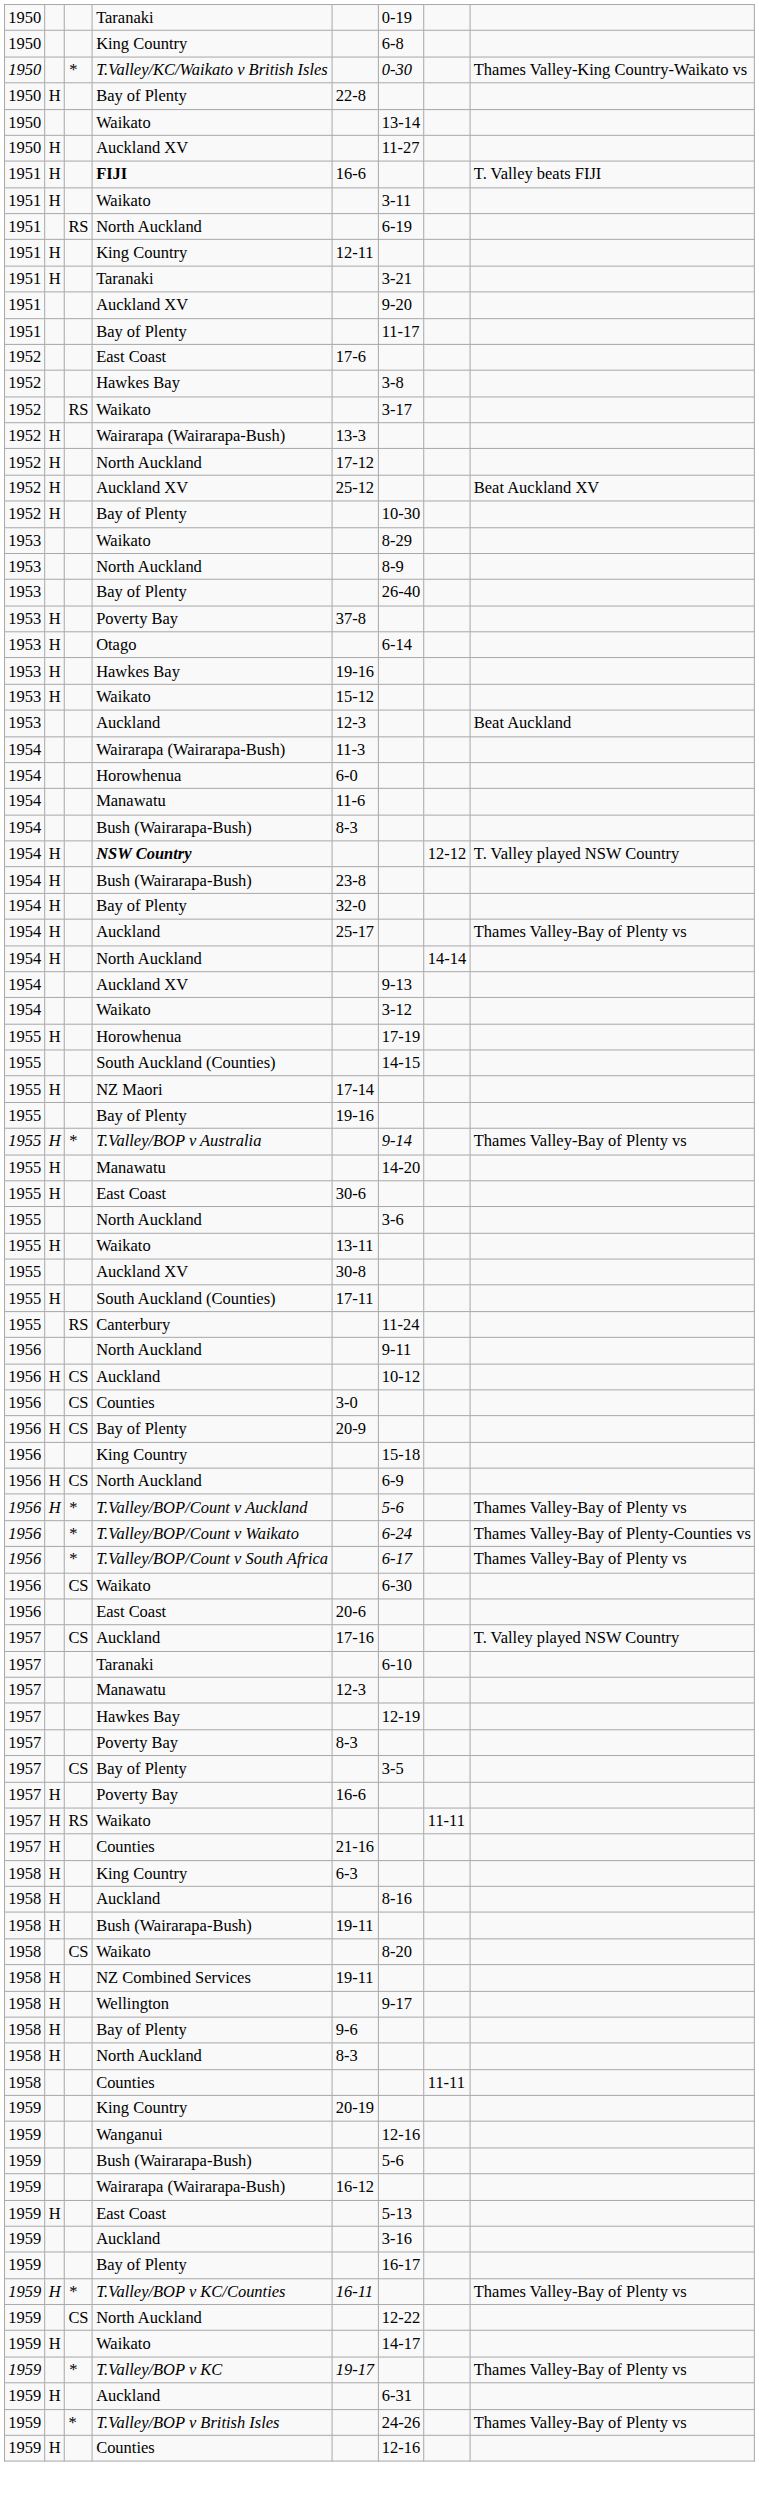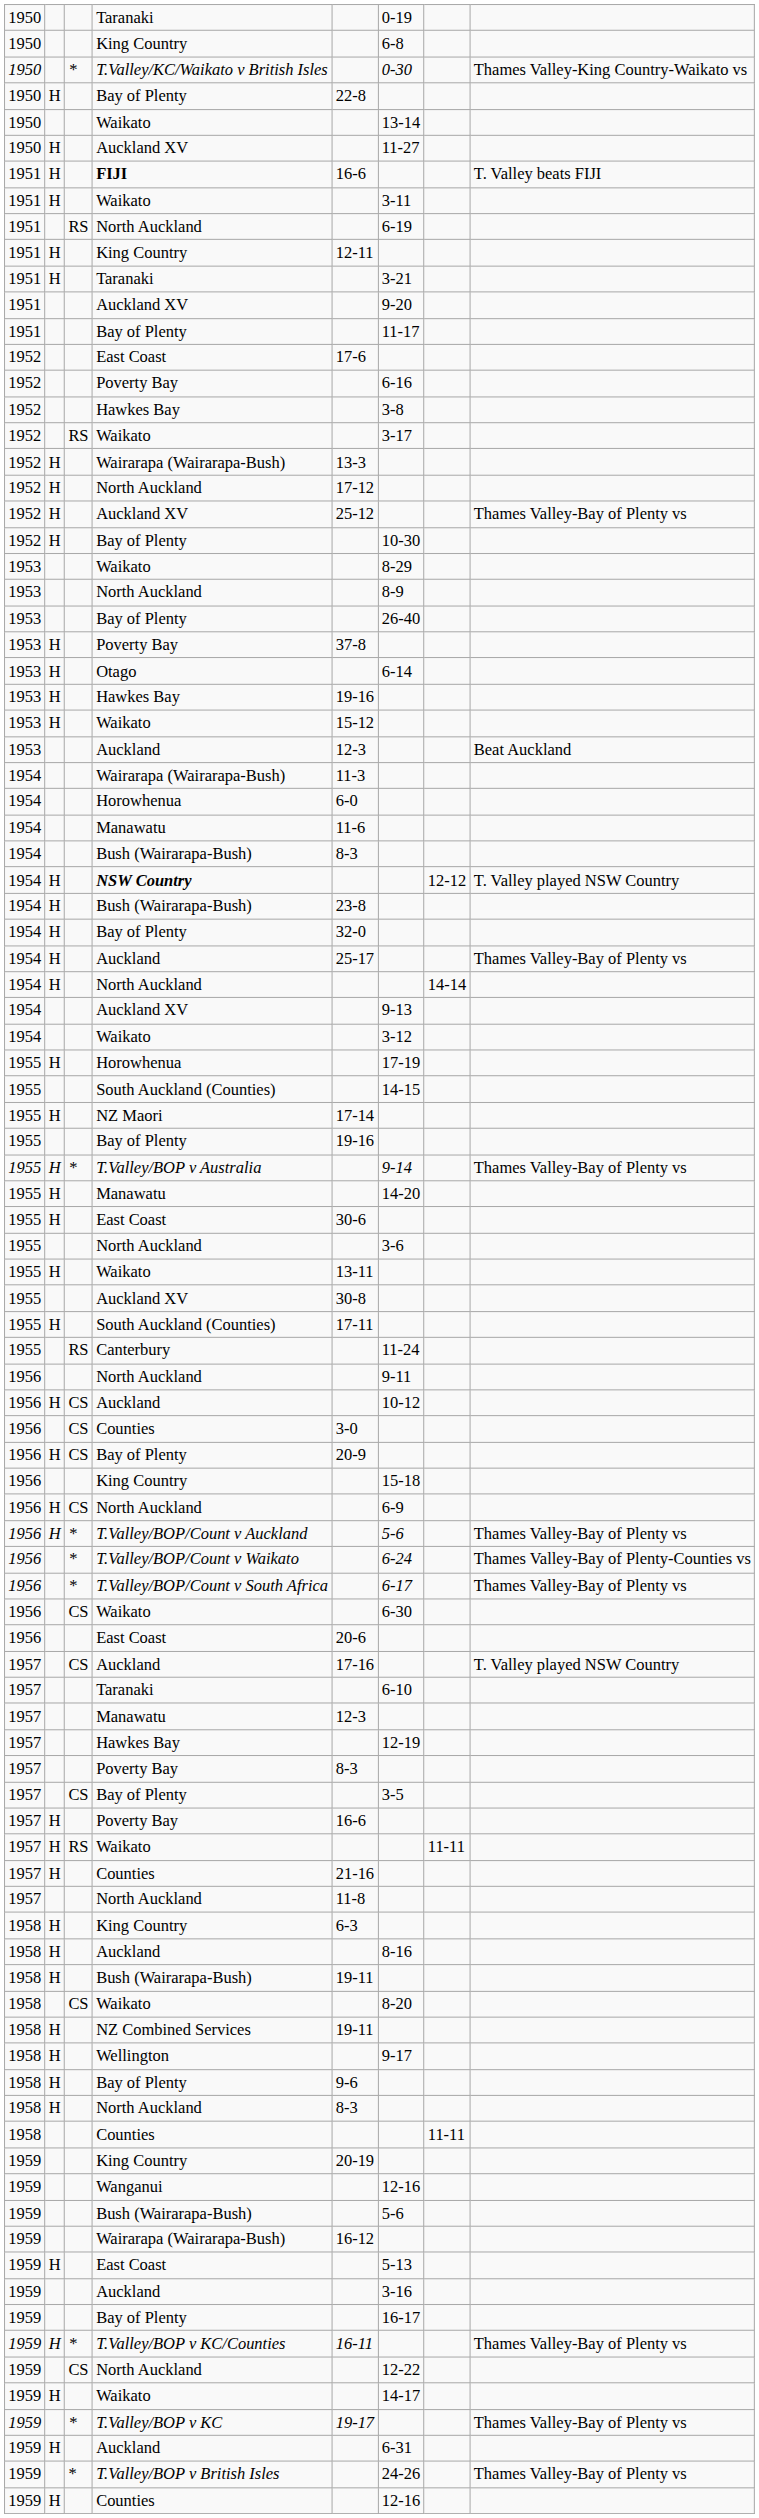+ row: (25, 383)
(536, 488) Beat Auckland XV -> (580, 514) Thames Valley-Bay of Plenty vs
+ row: (25, 1899)
